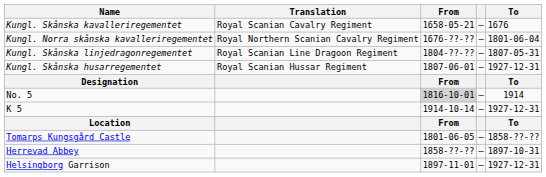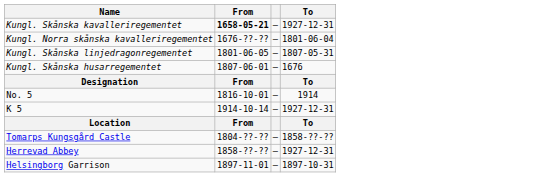- column: (318, 11)
(448, 25) normal -> (243, 25) bold
(498, 25) 1676 -> (308, 25) 1927-12-31
(448, 53) 1804-??-?? -> (243, 53) 1801-06-05
(513, 67) 1927-12-31 -> (292, 67) 1676
(448, 95) lightgrey background -> (243, 95) no background
(448, 137) 1801-06-05 -> (243, 137) 1804-??-??
(513, 151) 1897-10-31 -> (308, 151) 1927-12-31
(513, 165) 1927-12-31 -> (308, 165) 1897-10-31
